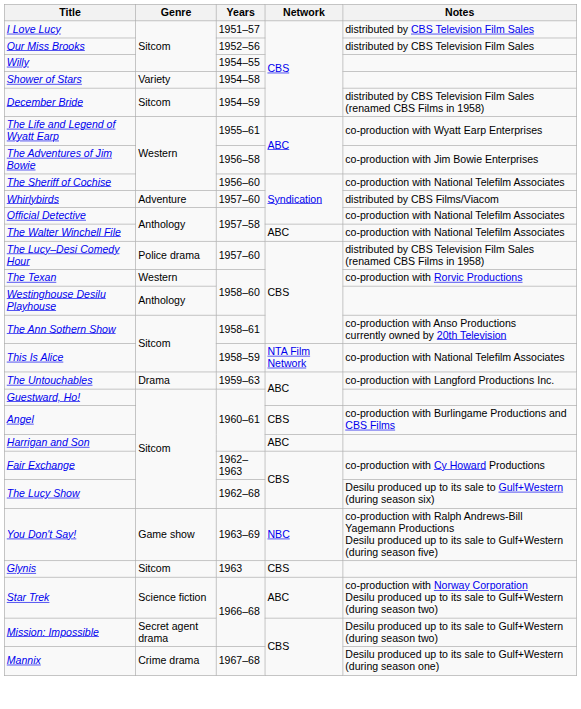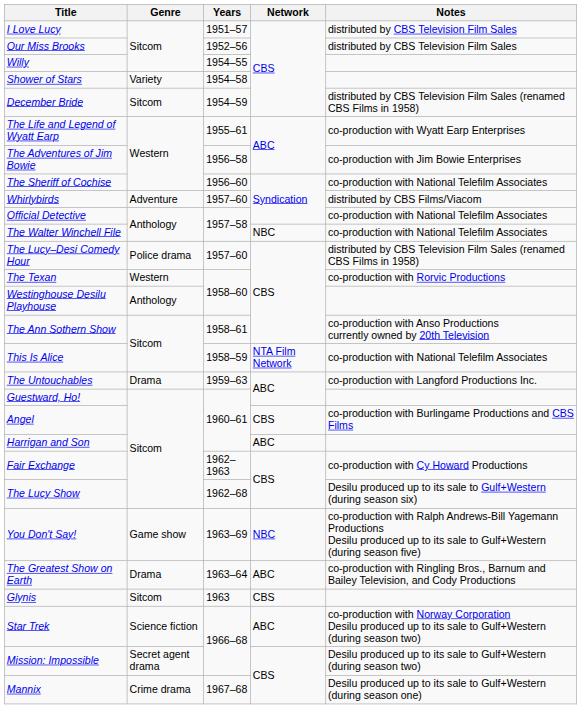(278, 232) ABC -> (264, 232) NBC
+ row: (60, 575)
